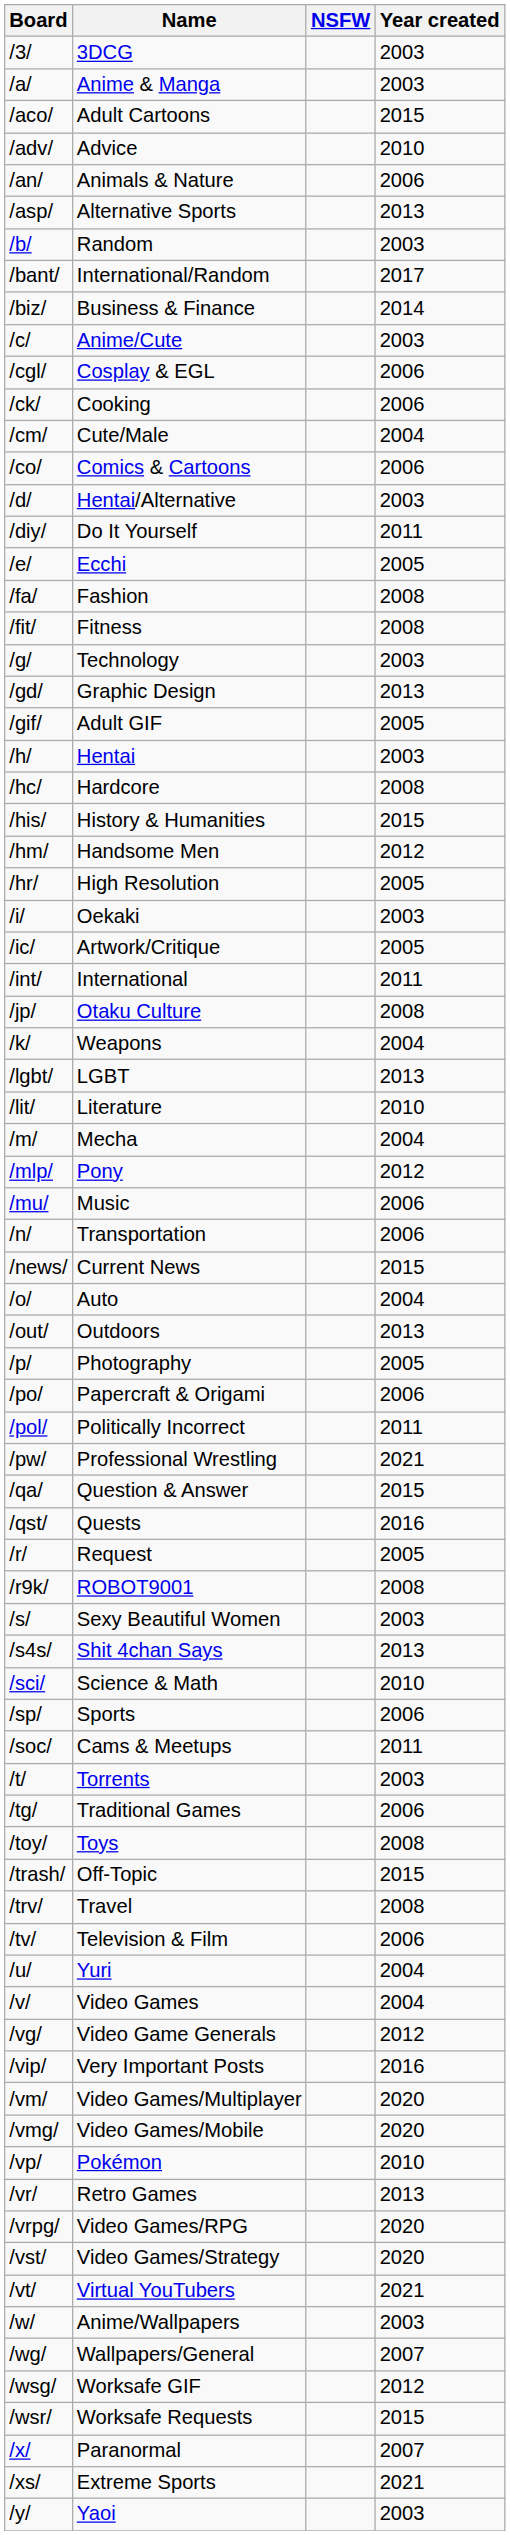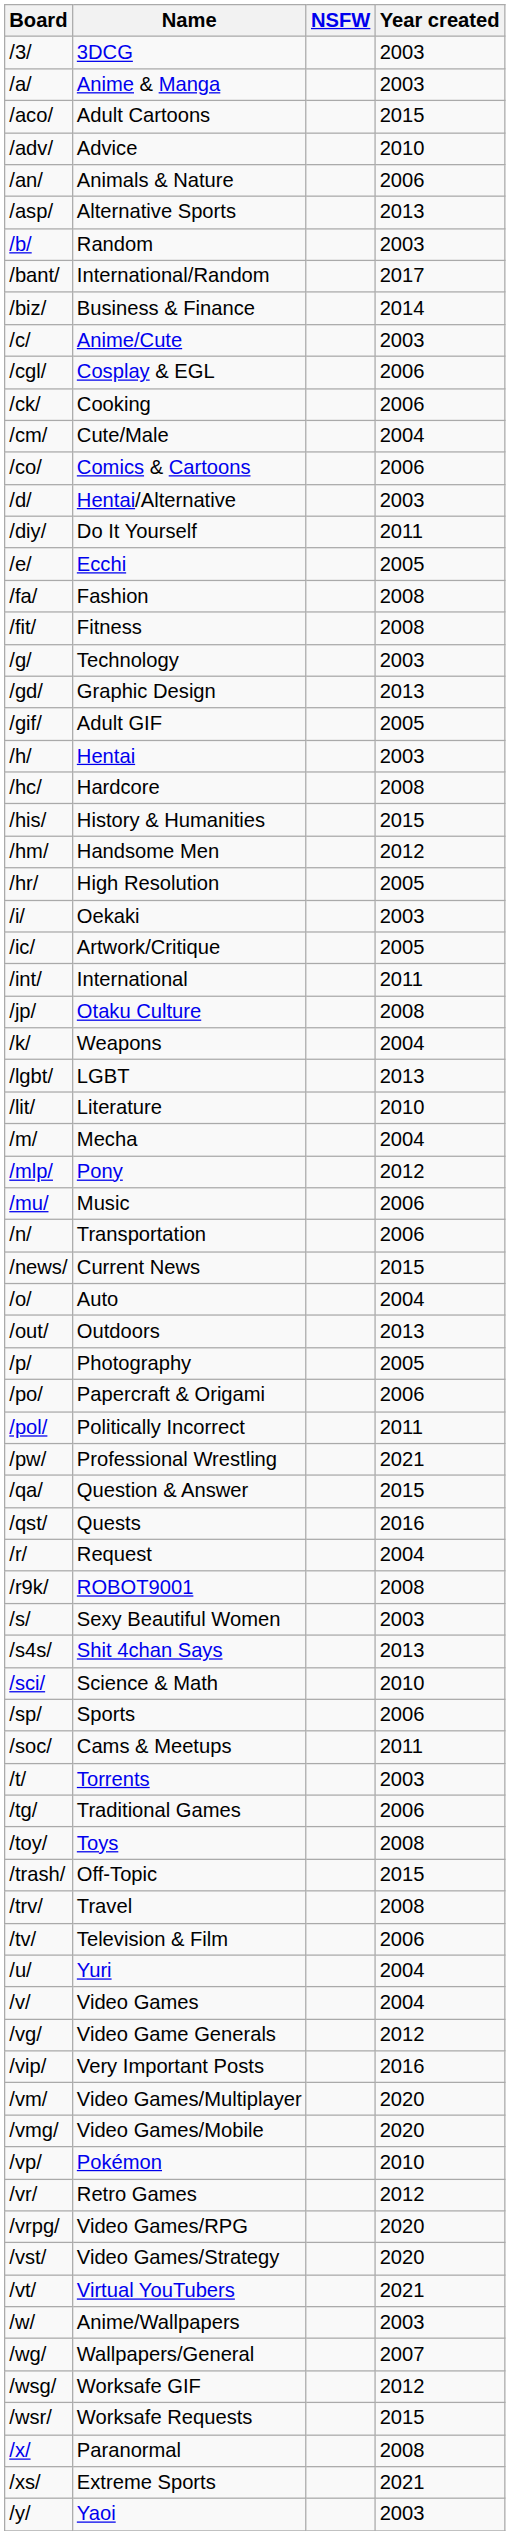(402, 1555) 2005 -> (402, 1555) 2004
(402, 2194) 2013 -> (402, 2194) 2012
(402, 2450) 2007 -> (402, 2450) 2008
